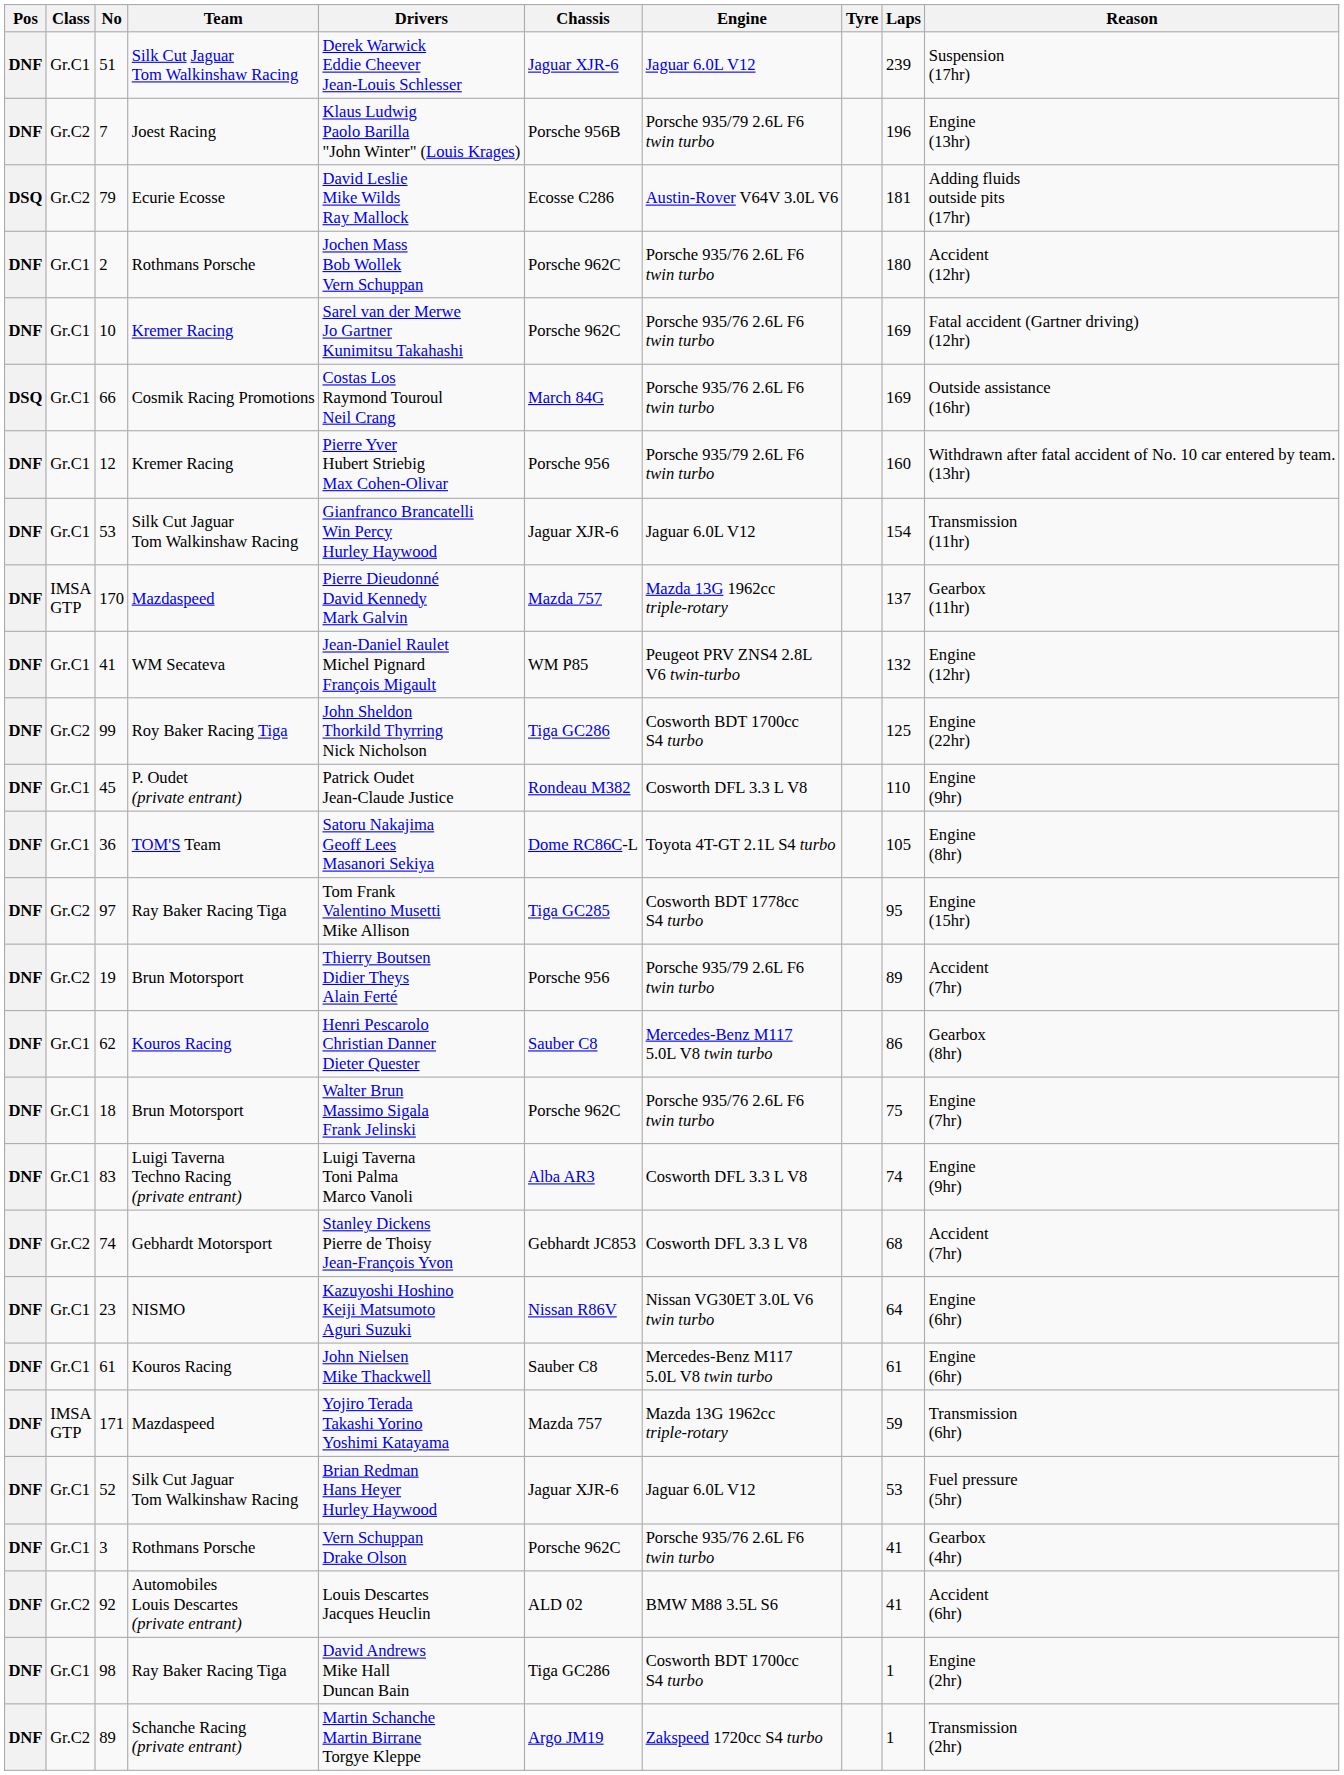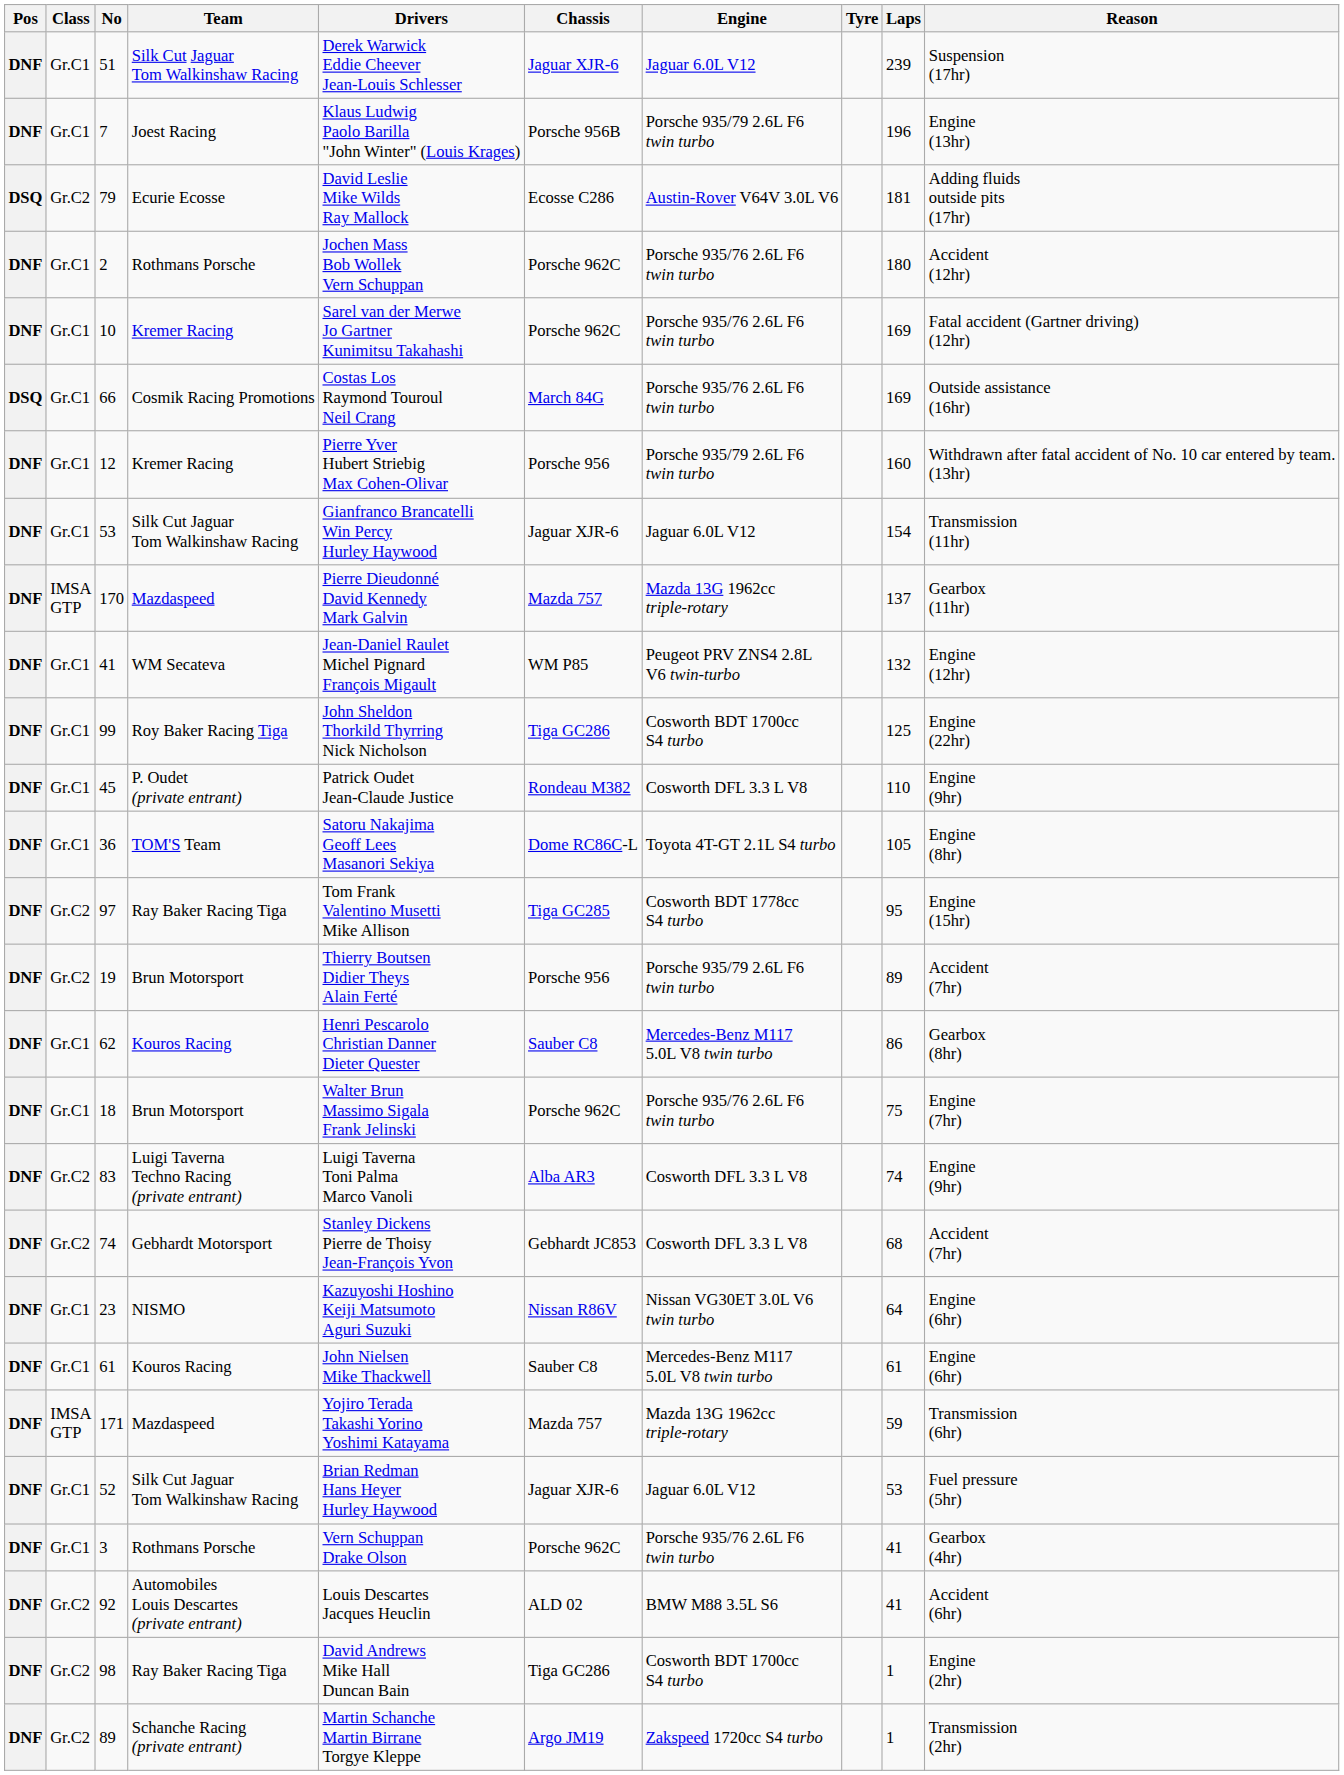(70, 131) Gr.C2 -> (70, 131) Gr.C1
(70, 730) Gr.C2 -> (70, 730) Gr.C1
(70, 1177) Gr.C1 -> (70, 1177) Gr.C2
(70, 1670) Gr.C1 -> (70, 1670) Gr.C2
